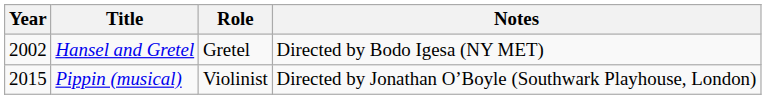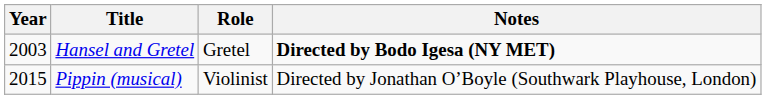(28, 49) 2002 -> (28, 49) 2003
(410, 49) normal -> (416, 49) bold
